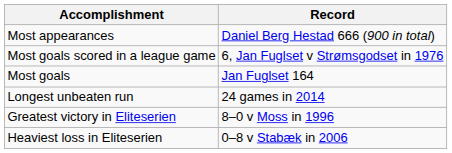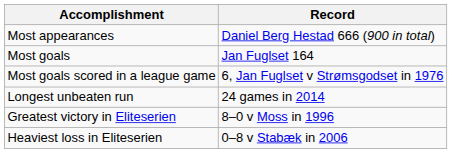rows swapped: (39, 76) <-> (111, 55)
